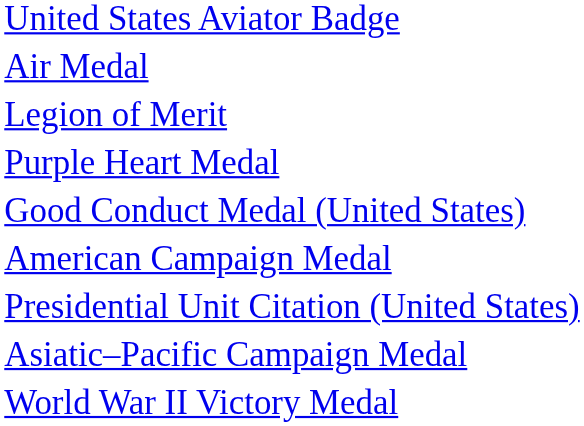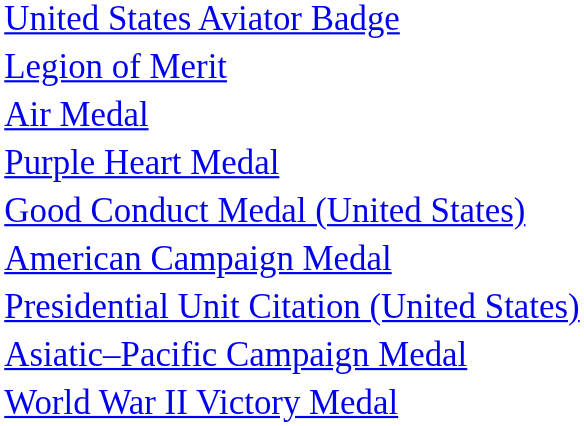rows swapped: (116, 114) <-> (76, 66)
